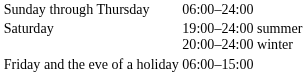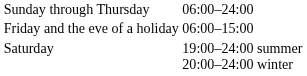rows swapped: (91, 64) <-> (29, 36)
